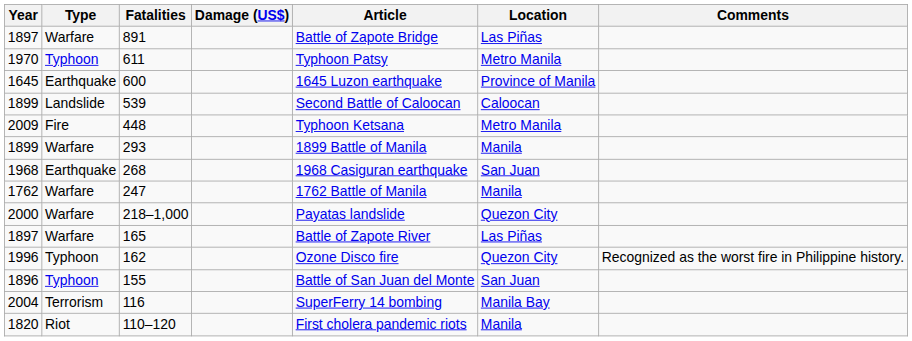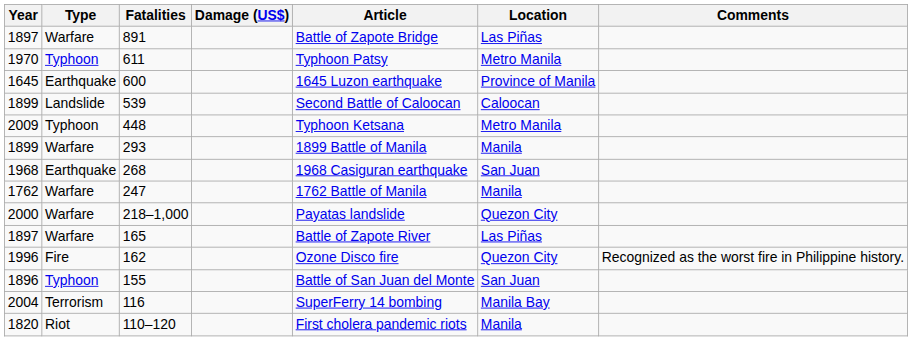(57, 125) Fire -> (72, 125) Typhoon
(72, 258) Typhoon -> (57, 258) Fire
